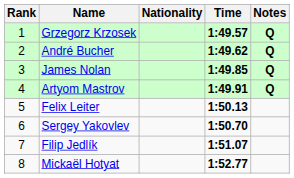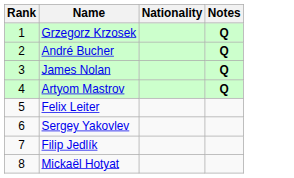- column: (228, 13)
